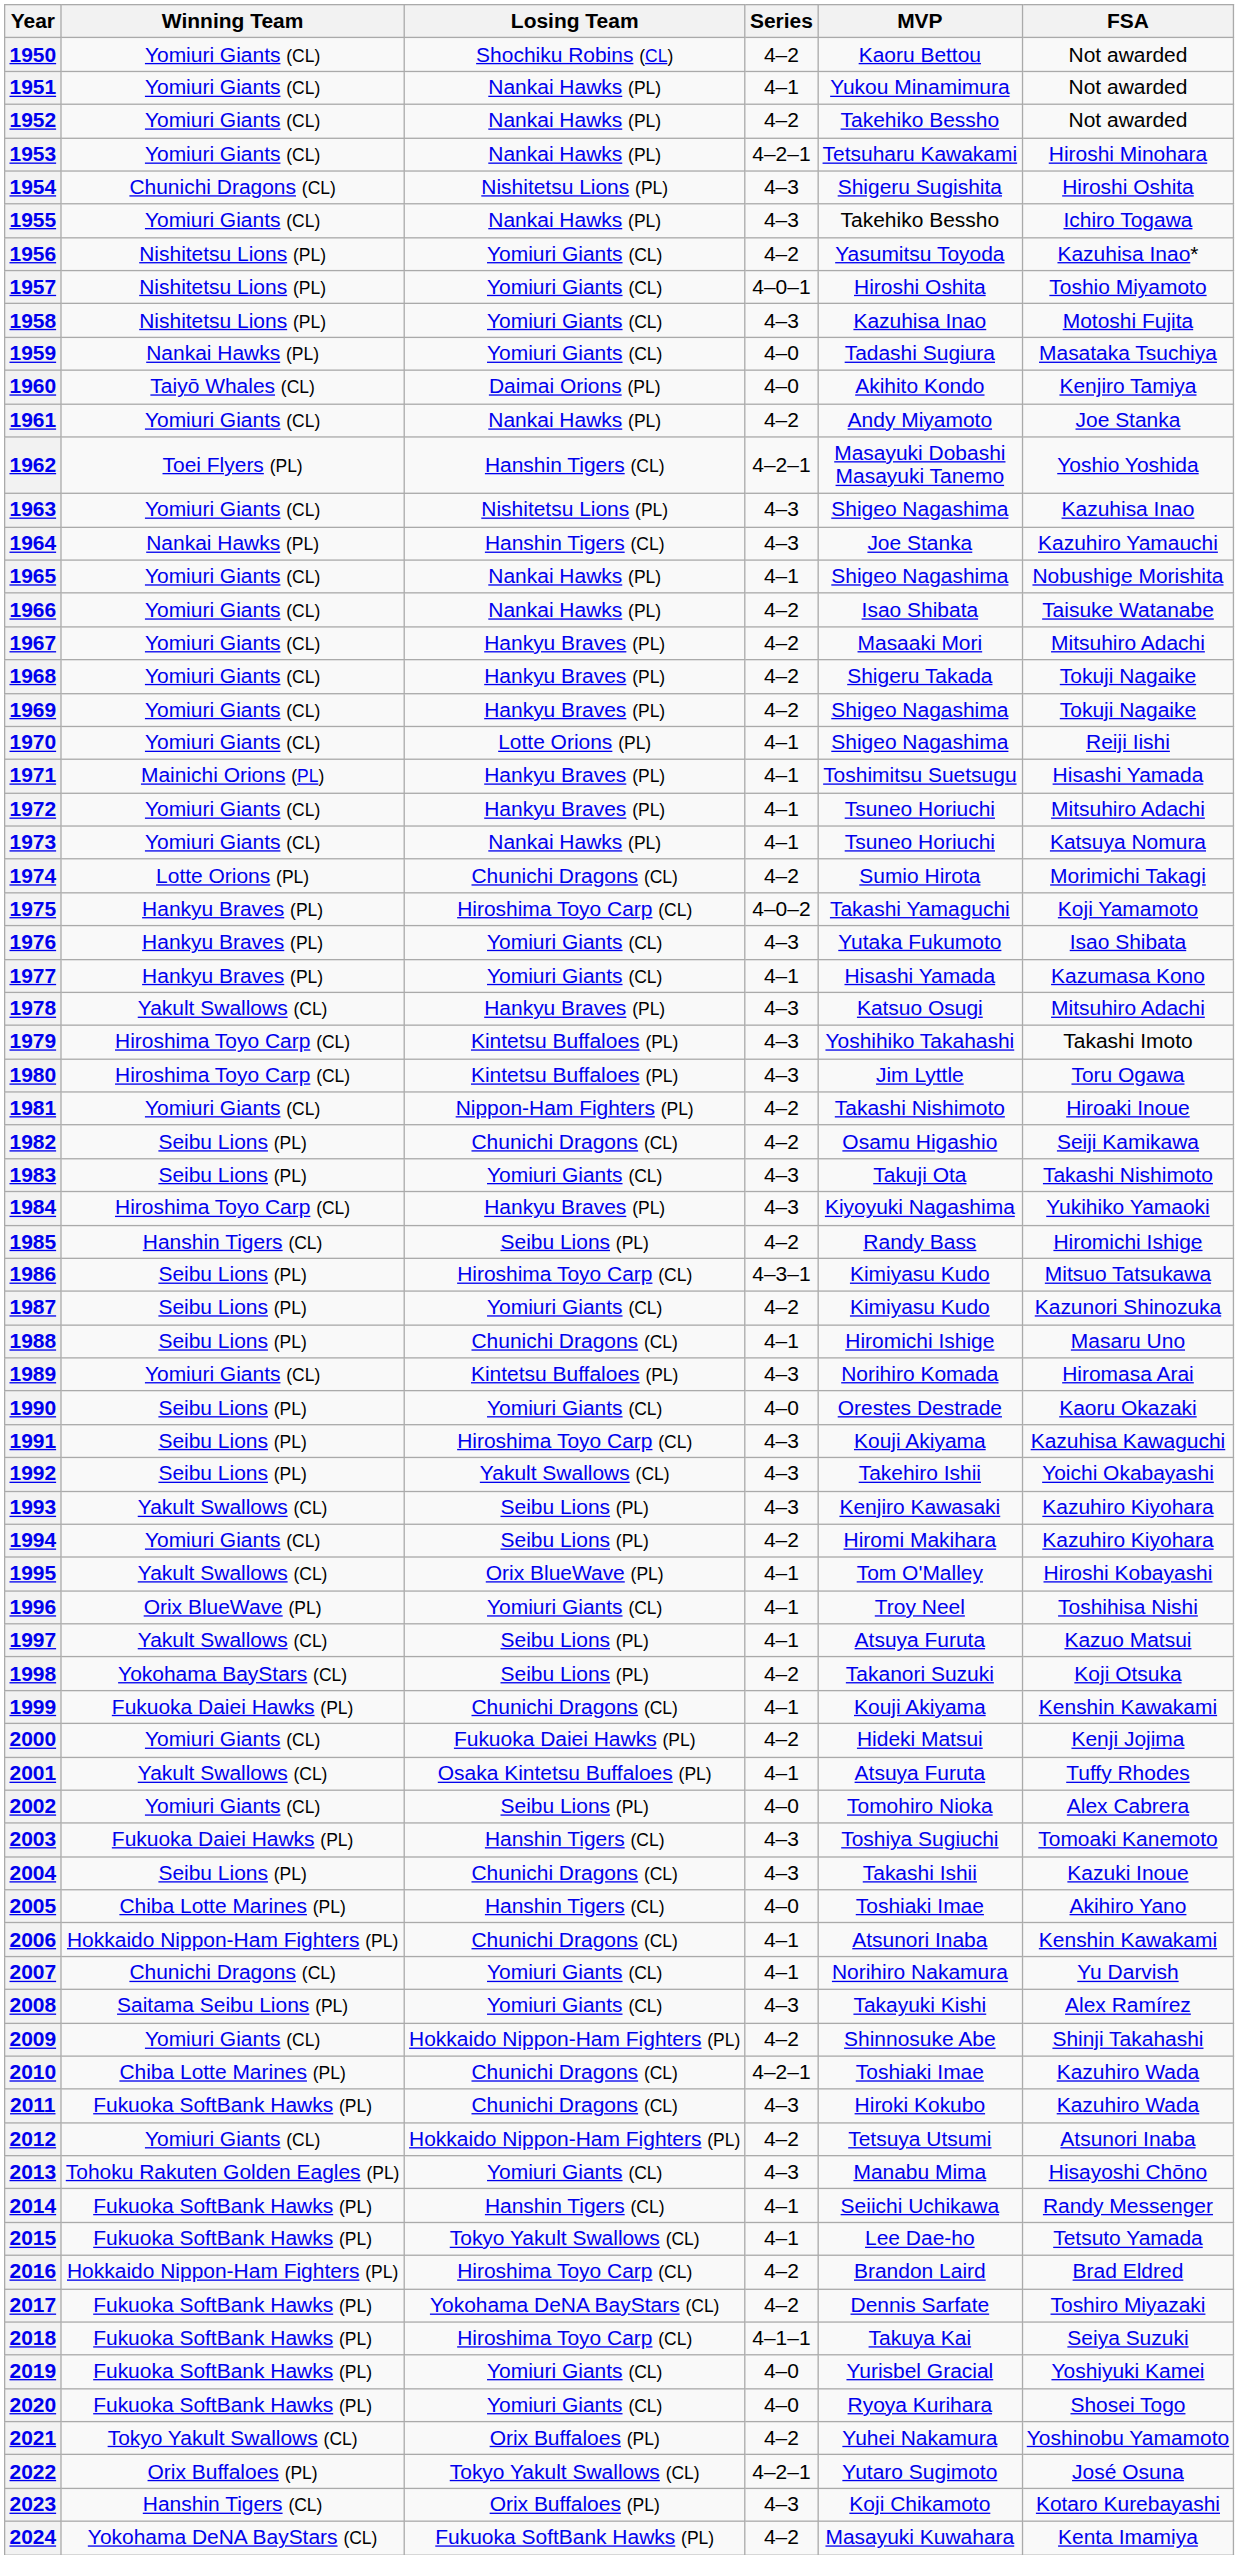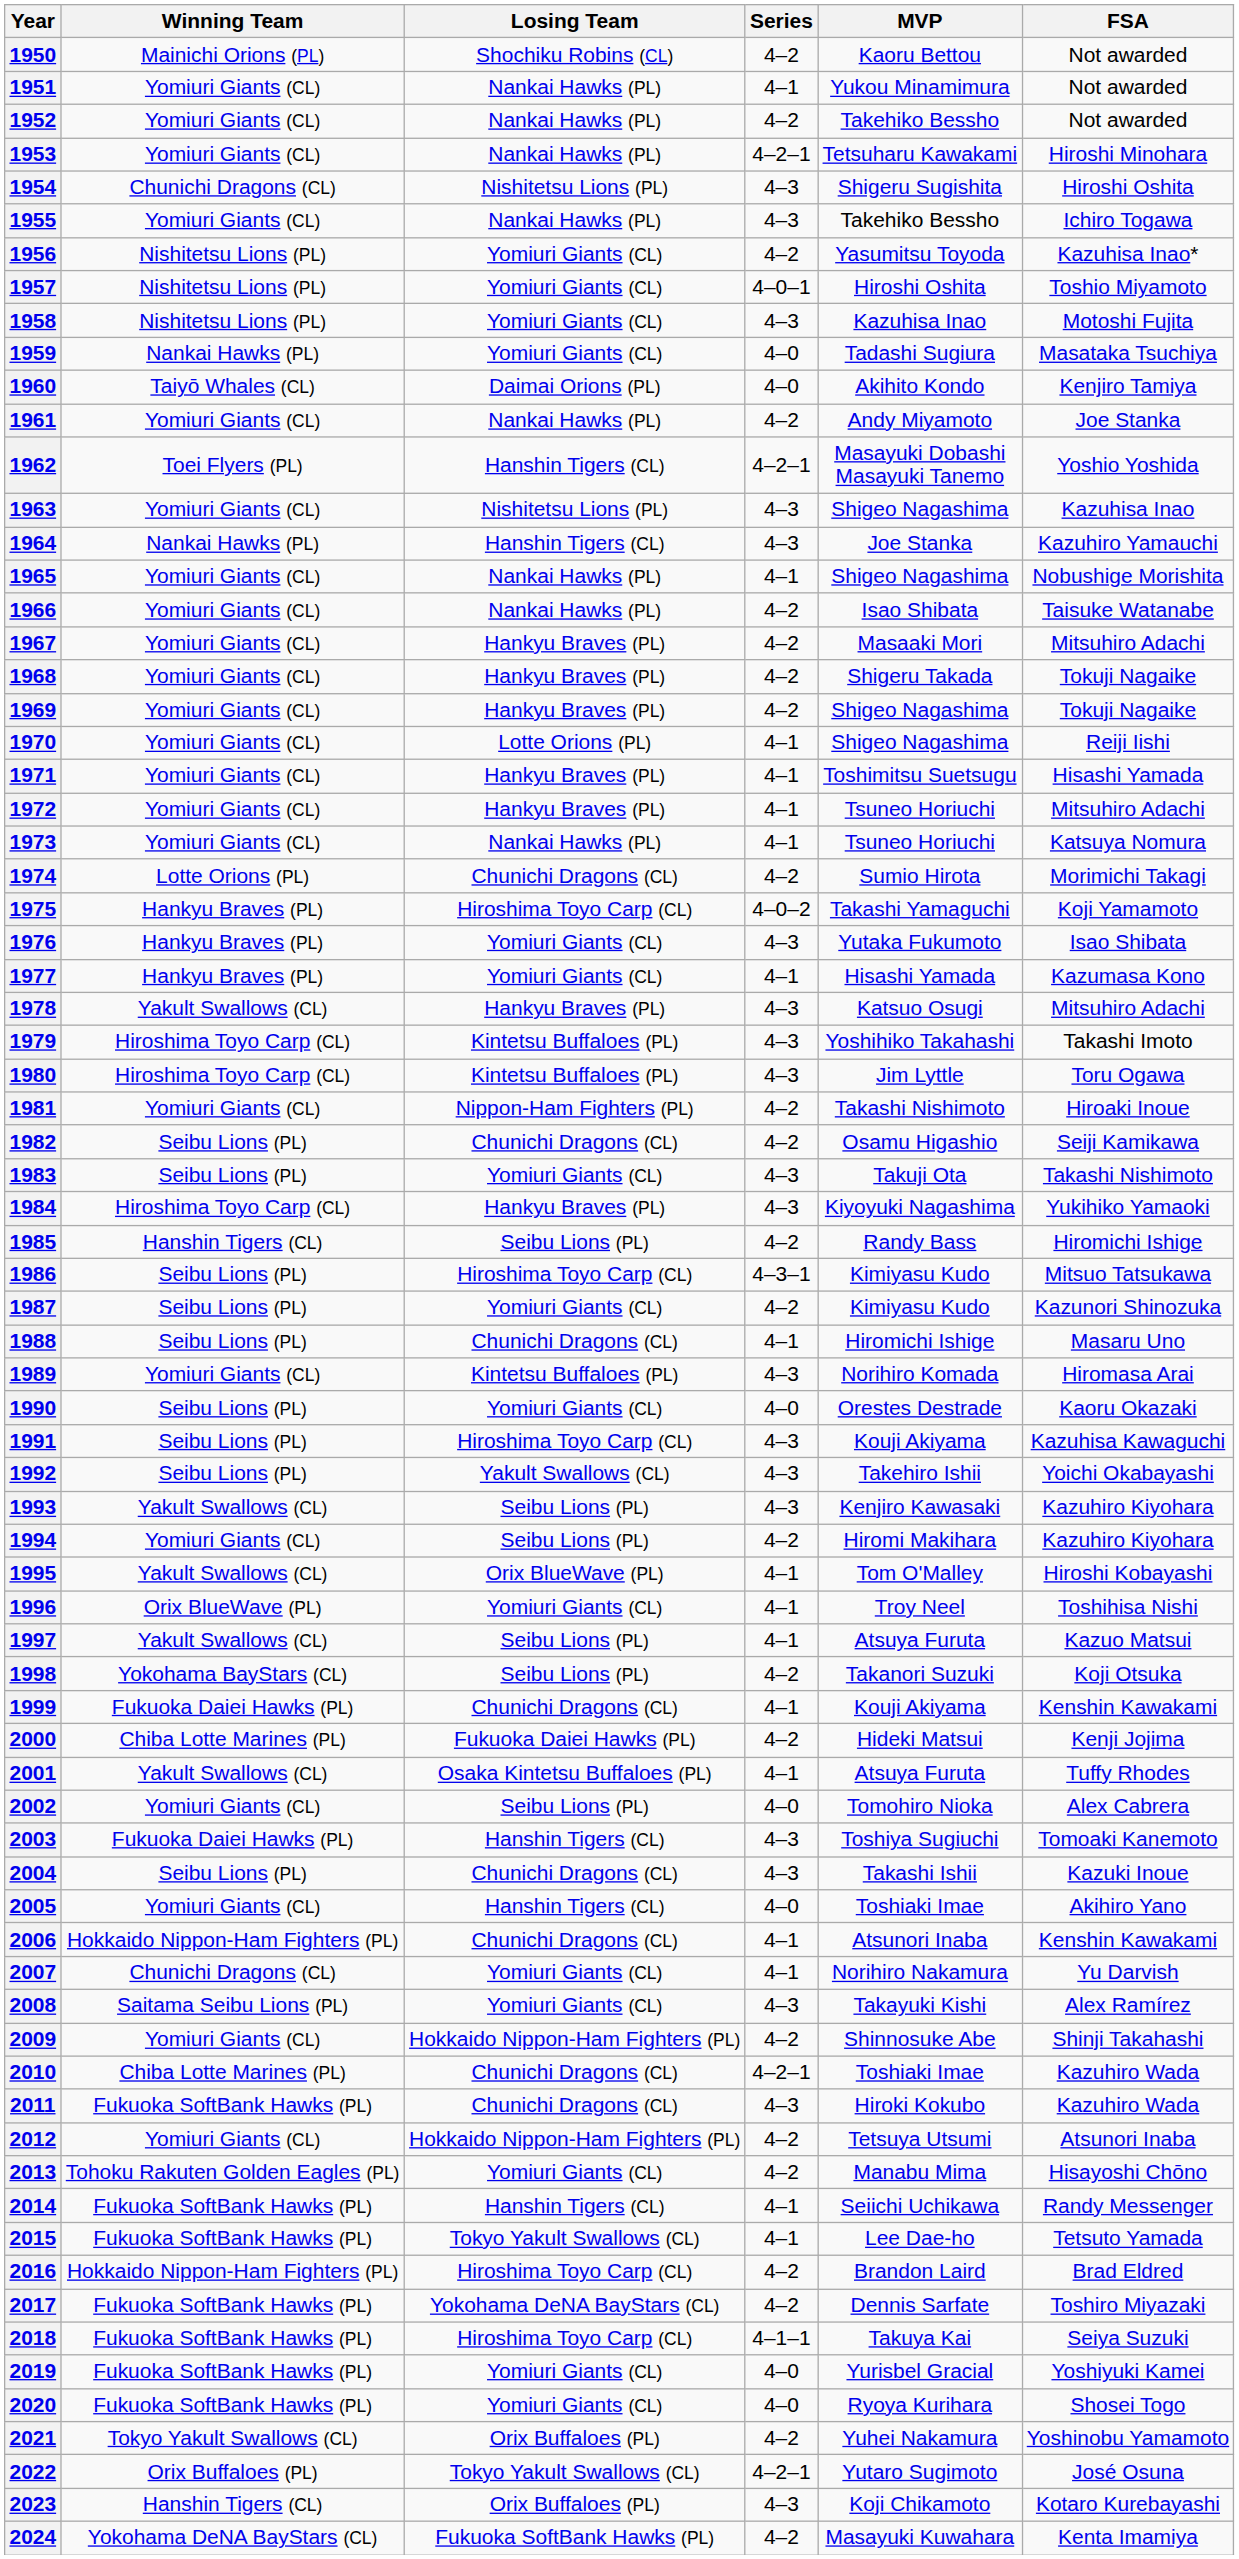(233, 54) Yomiuri Giants (CL) -> (233, 54) Mainichi Orions (PL)
(233, 776) Mainichi Orions (PL) -> (233, 776) Yomiuri Giants (CL)
(233, 1740) Yomiuri Giants (CL) -> (233, 1740) Chiba Lotte Marines (PL)
(233, 1906) Chiba Lotte Marines (PL) -> (233, 1906) Yomiuri Giants (CL)
(781, 2172) 4–3 -> (781, 2172) 4–2
